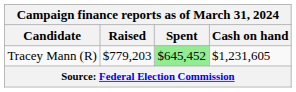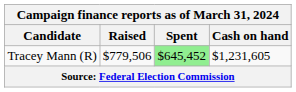(127, 55) $779,203 -> (127, 55) $779,506
